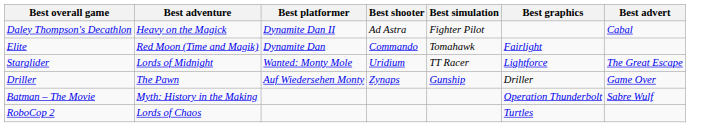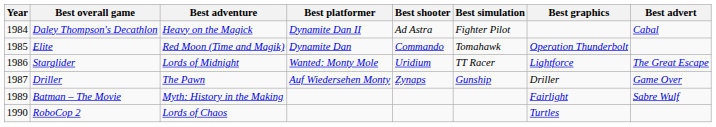+ column: (17, 12)
(523, 46) Fairlight -> (579, 46) Operation Thunderbolt
(553, 96) Operation Thunderbolt -> (549, 96) Fairlight
